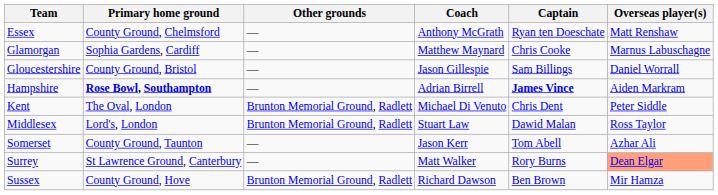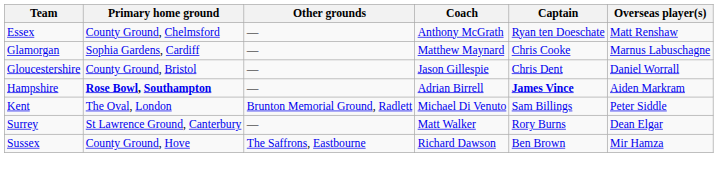(542, 69) Sam Billings -> (537, 69) Chris Dent
(537, 106) Chris Dent -> (542, 106) Sam Billings
- row: (32, 124)
- row: (29, 143)
(636, 161) lightsalmon background -> (636, 124) no background
(330, 180) Brunton Memorial Ground, Radlett -> (306, 143) The Saffrons, Eastbourne
